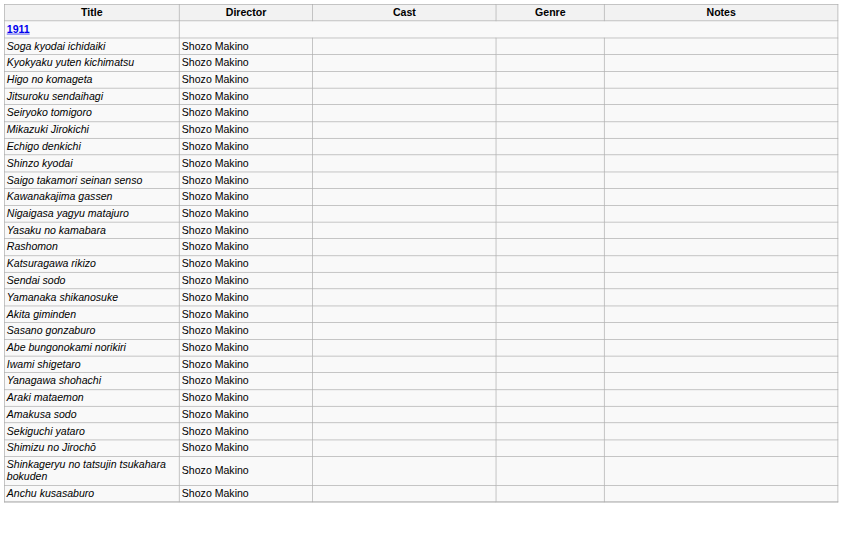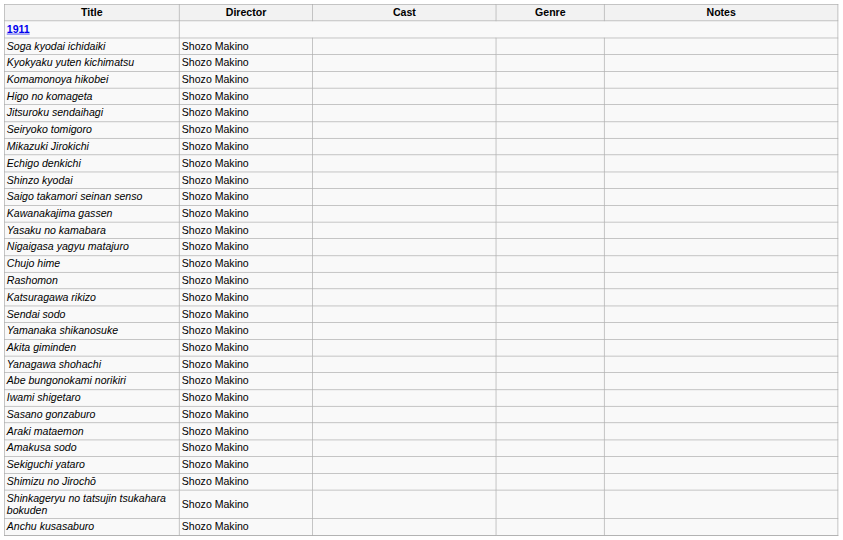+ row: (58, 79)
rows swapped: (56, 230) <-> (68, 213)
+ row: (33, 264)
rows swapped: (54, 381) <-> (51, 331)
